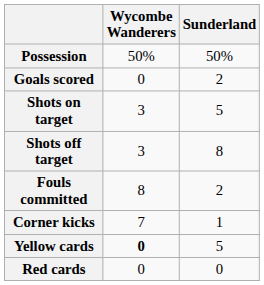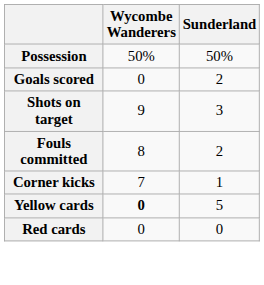(141, 111) 3 -> (141, 111) 9
(219, 111) 5 -> (219, 111) 3
- row: (54, 150)
